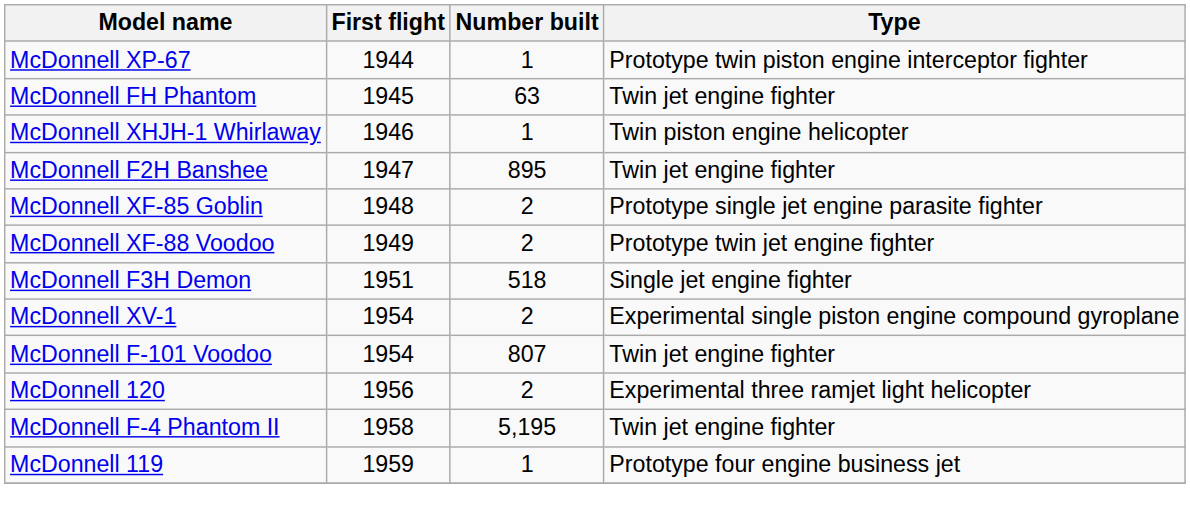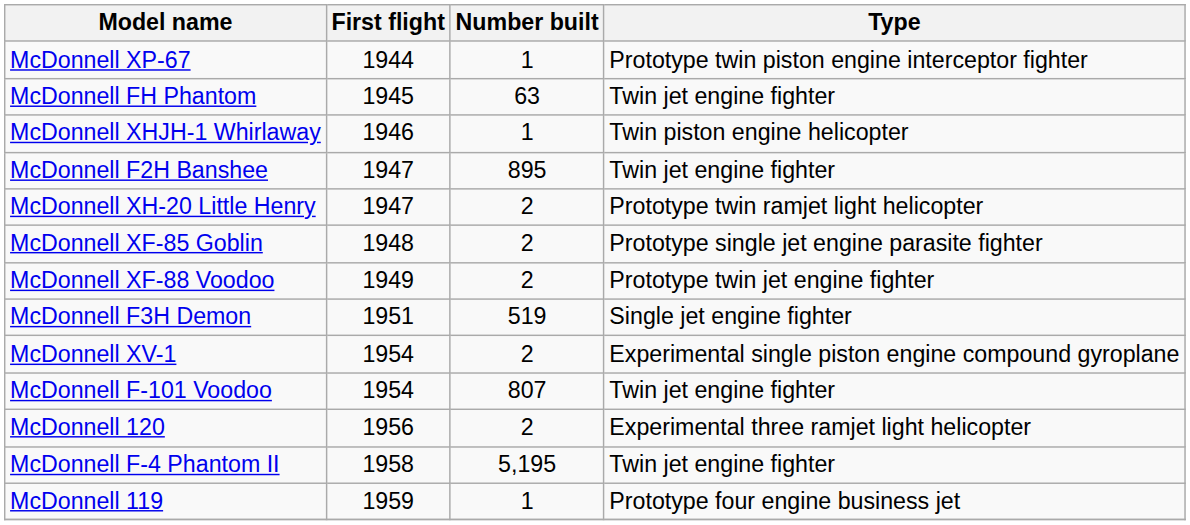+ row: (163, 206)
(527, 280) 518 -> (527, 317) 519
